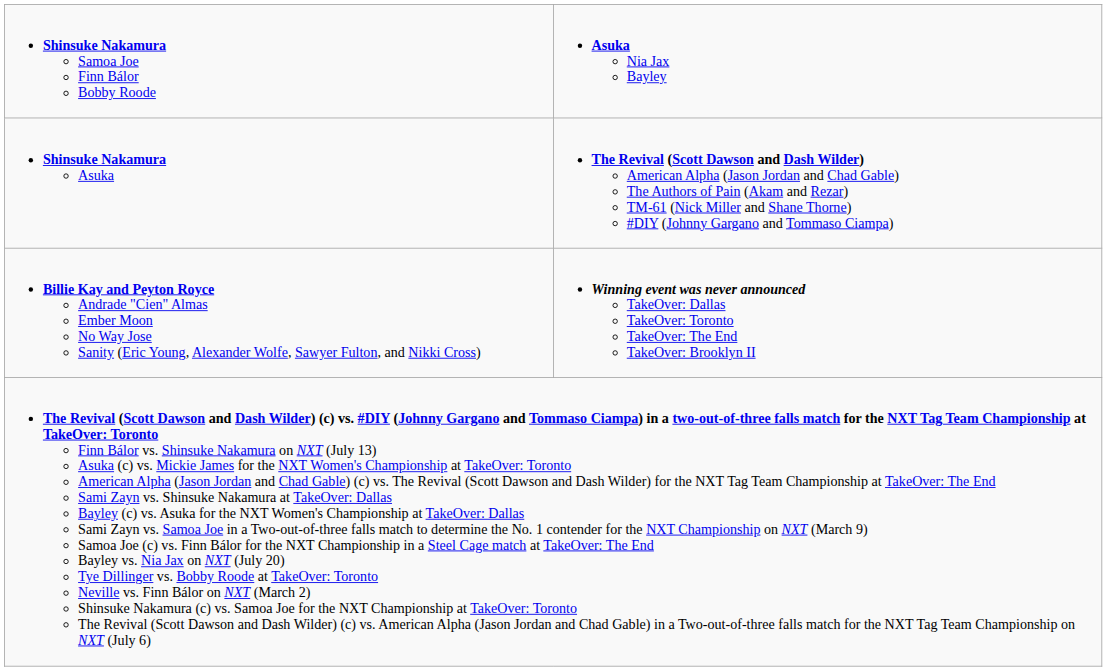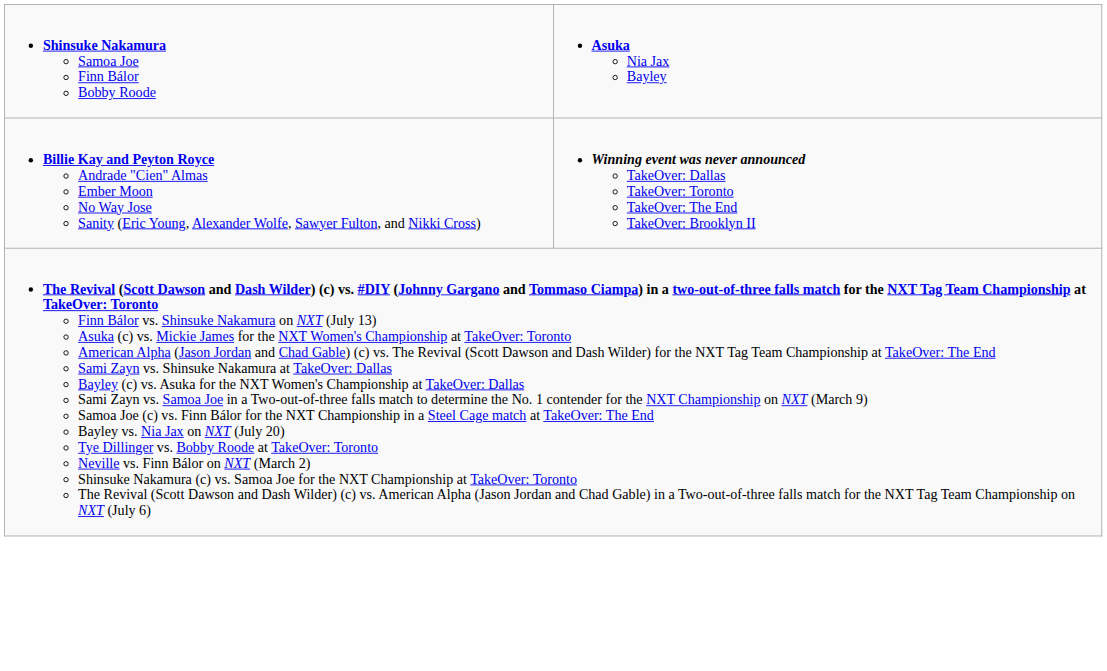- row: (279, 167)
